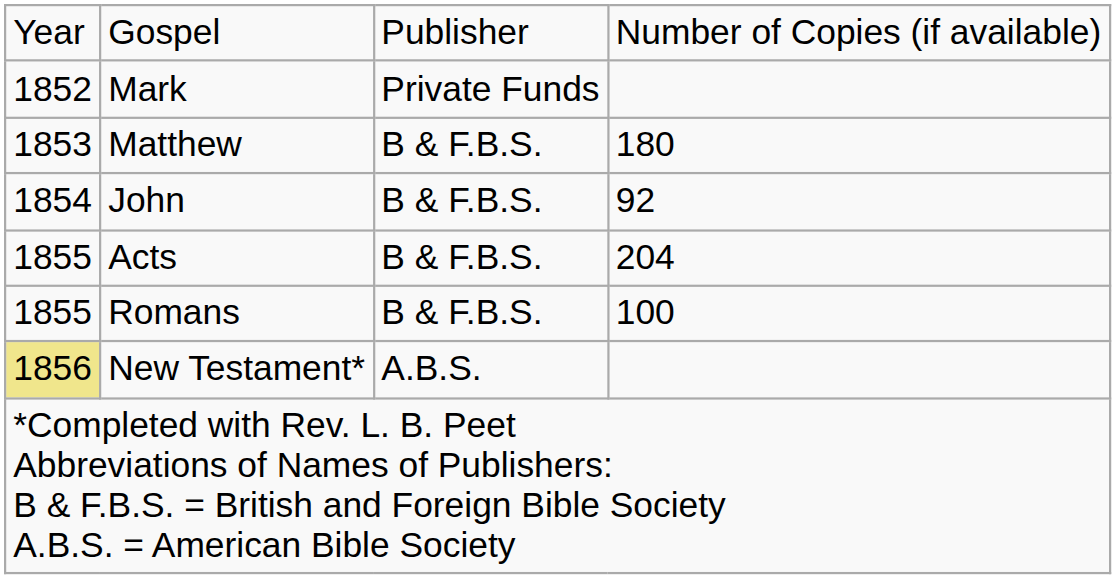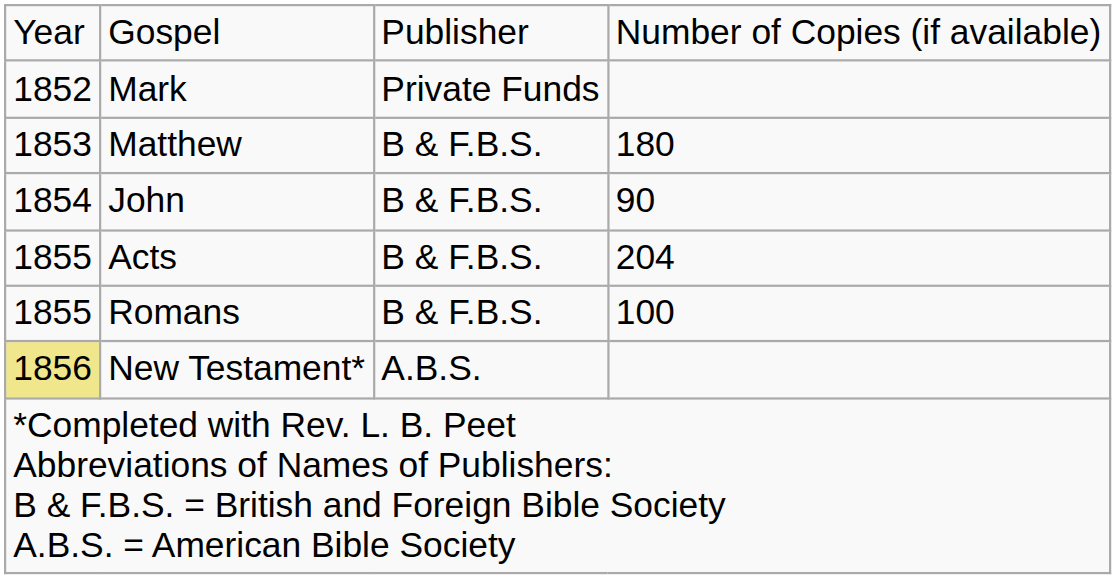(635, 200) 92 -> (635, 200) 90
